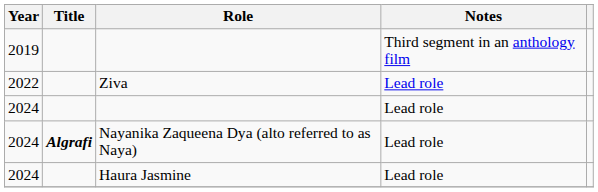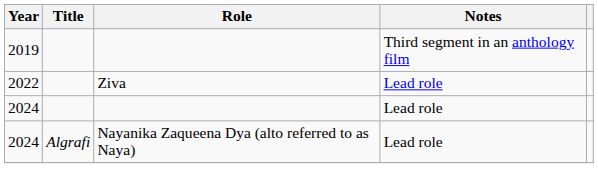(69, 141) bold -> (68, 141) normal
- row: (24, 174)
